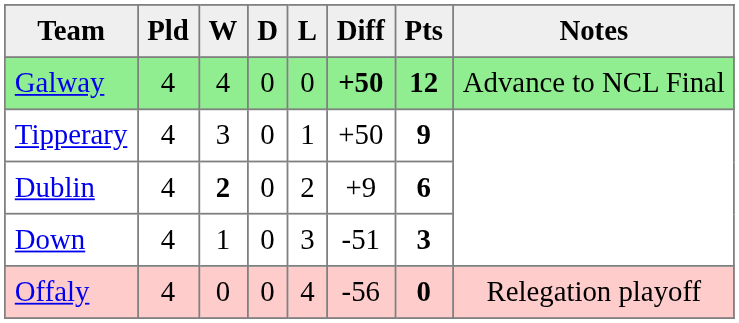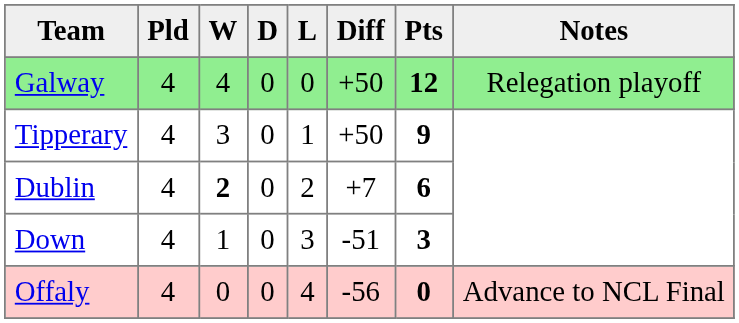(361, 82) bold -> (361, 82) normal
(594, 82) Advance to NCL Final -> (594, 82) Relegation playoff
(361, 187) +9 -> (361, 187) +7
(594, 291) Relegation playoff -> (594, 291) Advance to NCL Final
